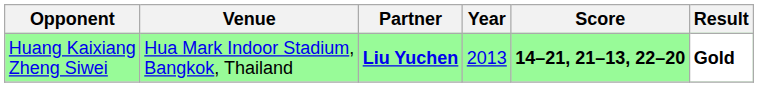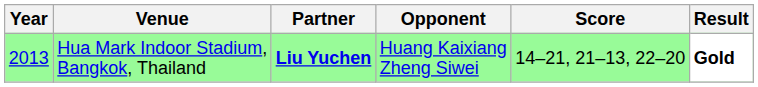columns swapped: (487, 19) <-> (72, 19)
(600, 58) bold -> (600, 58) normal
